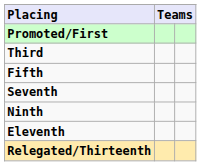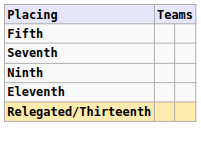- row: (58, 34)
- row: (25, 53)
